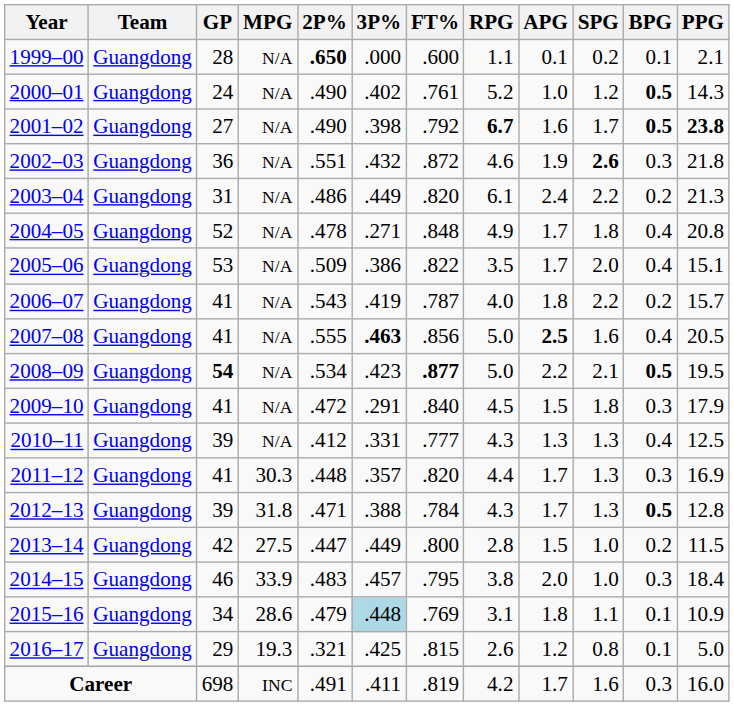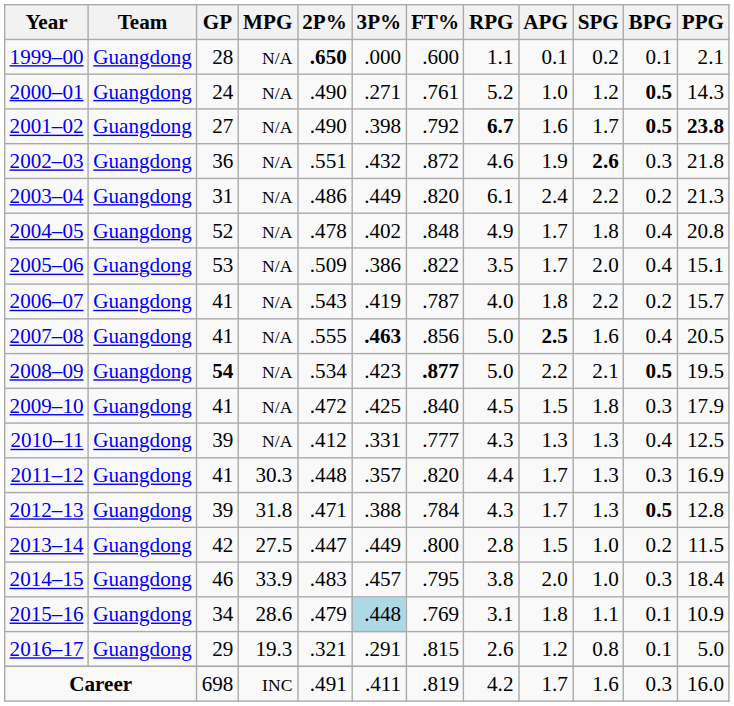(383, 91) .402 -> (383, 91) .271
(383, 231) .271 -> (383, 231) .402
(383, 405) .291 -> (383, 405) .425
(383, 649) .425 -> (383, 649) .291
